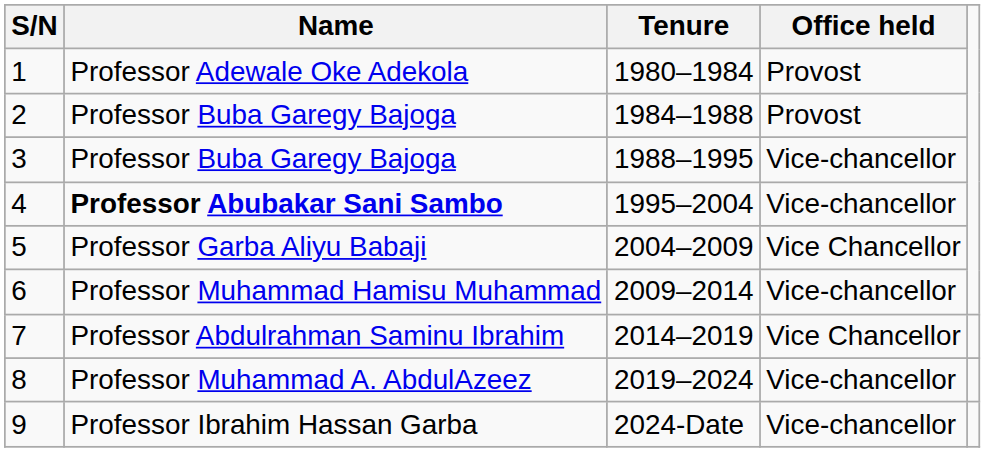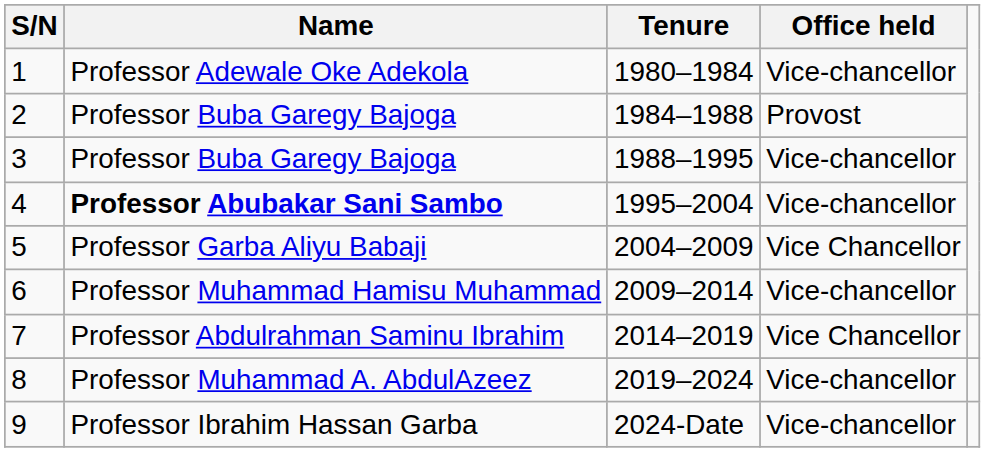(813, 70) Provost -> (861, 70) Vice-chancellor
